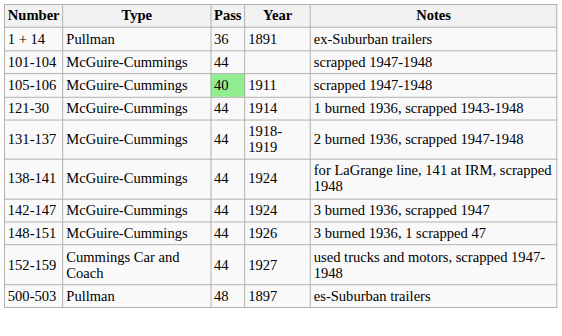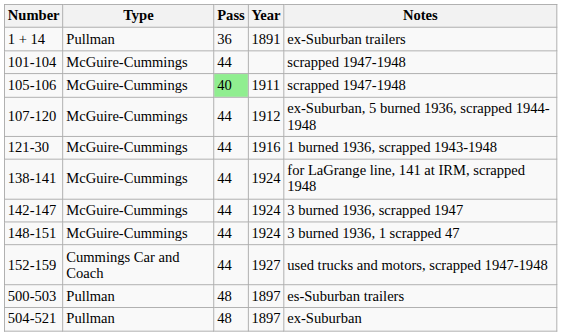+ row: (32, 116)
(263, 108) 1914 -> (266, 147) 1916
- row: (32, 139)
(263, 233) 1926 -> (266, 233) 1924
+ row: (32, 319)
